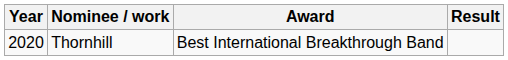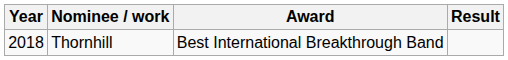(26, 42) 2020 -> (26, 42) 2018
